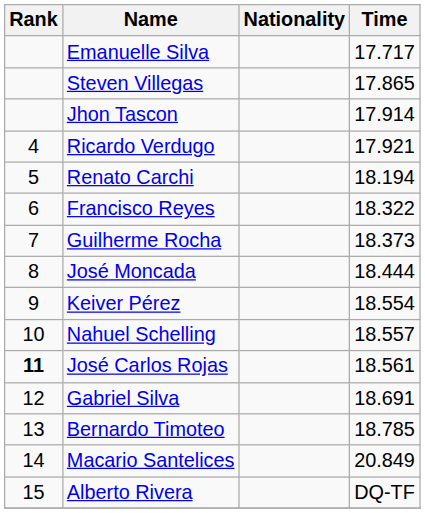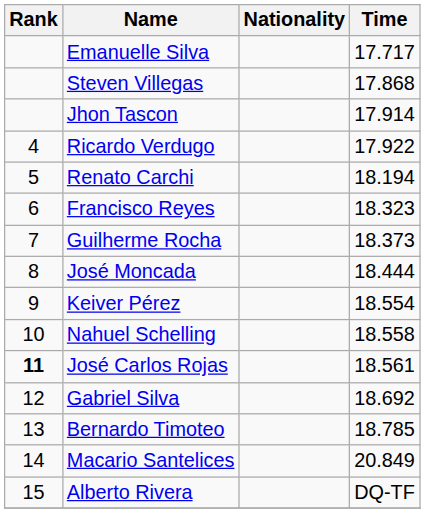(385, 83) 17.865 -> (385, 83) 17.868
(385, 146) 17.921 -> (385, 146) 17.922
(385, 209) 18.322 -> (385, 209) 18.323
(385, 334) 18.557 -> (385, 334) 18.558
(385, 397) 18.691 -> (385, 397) 18.692
